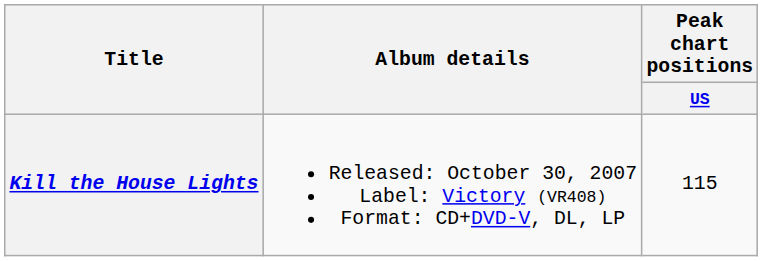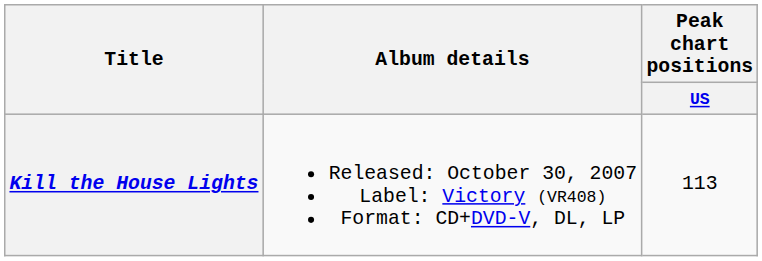(700, 185) 115 -> (700, 185) 113
